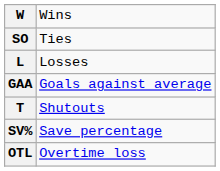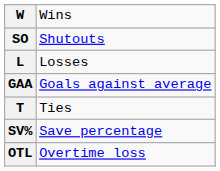(56, 39) Ties -> (72, 39) Shutouts
(72, 108) Shutouts -> (56, 108) Ties
